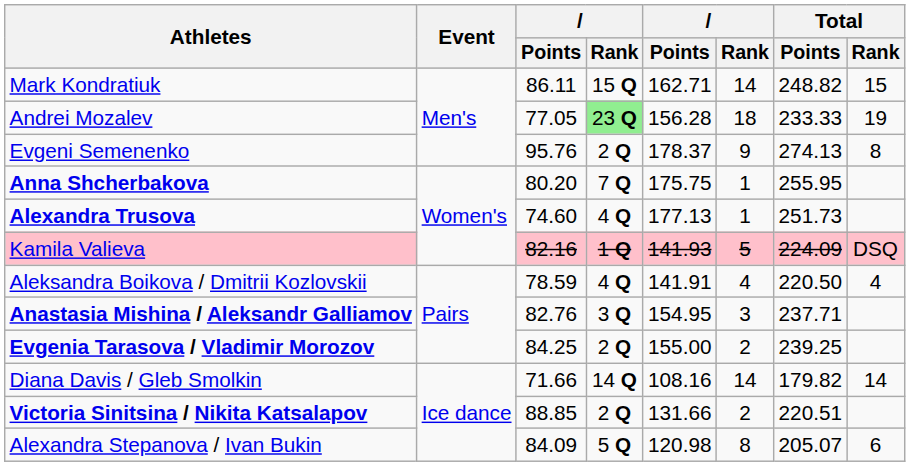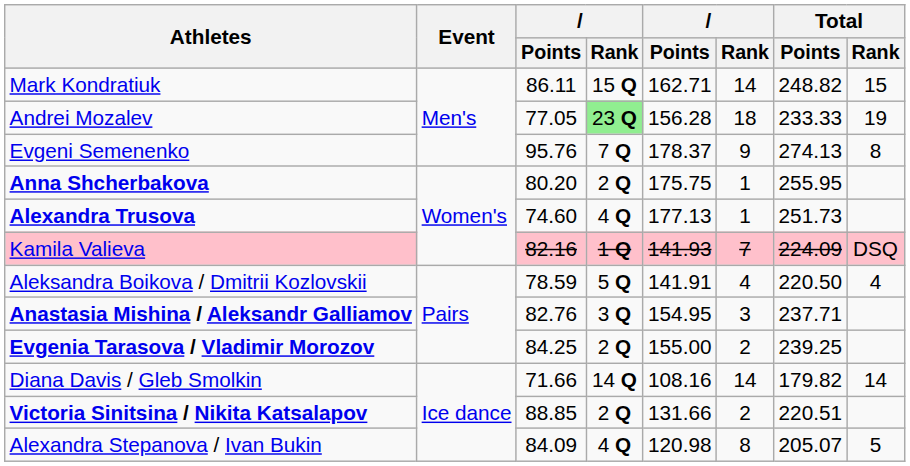(614, 151) 2 Q -> (614, 151) 7 Q
(614, 183) 7 Q -> (614, 183) 2 Q
(745, 249) 5 -> (745, 249) 7
(614, 282) 4 Q -> (614, 282) 5 Q
(614, 446) 5 Q -> (614, 446) 4 Q
(876, 446) 6 -> (876, 446) 5
